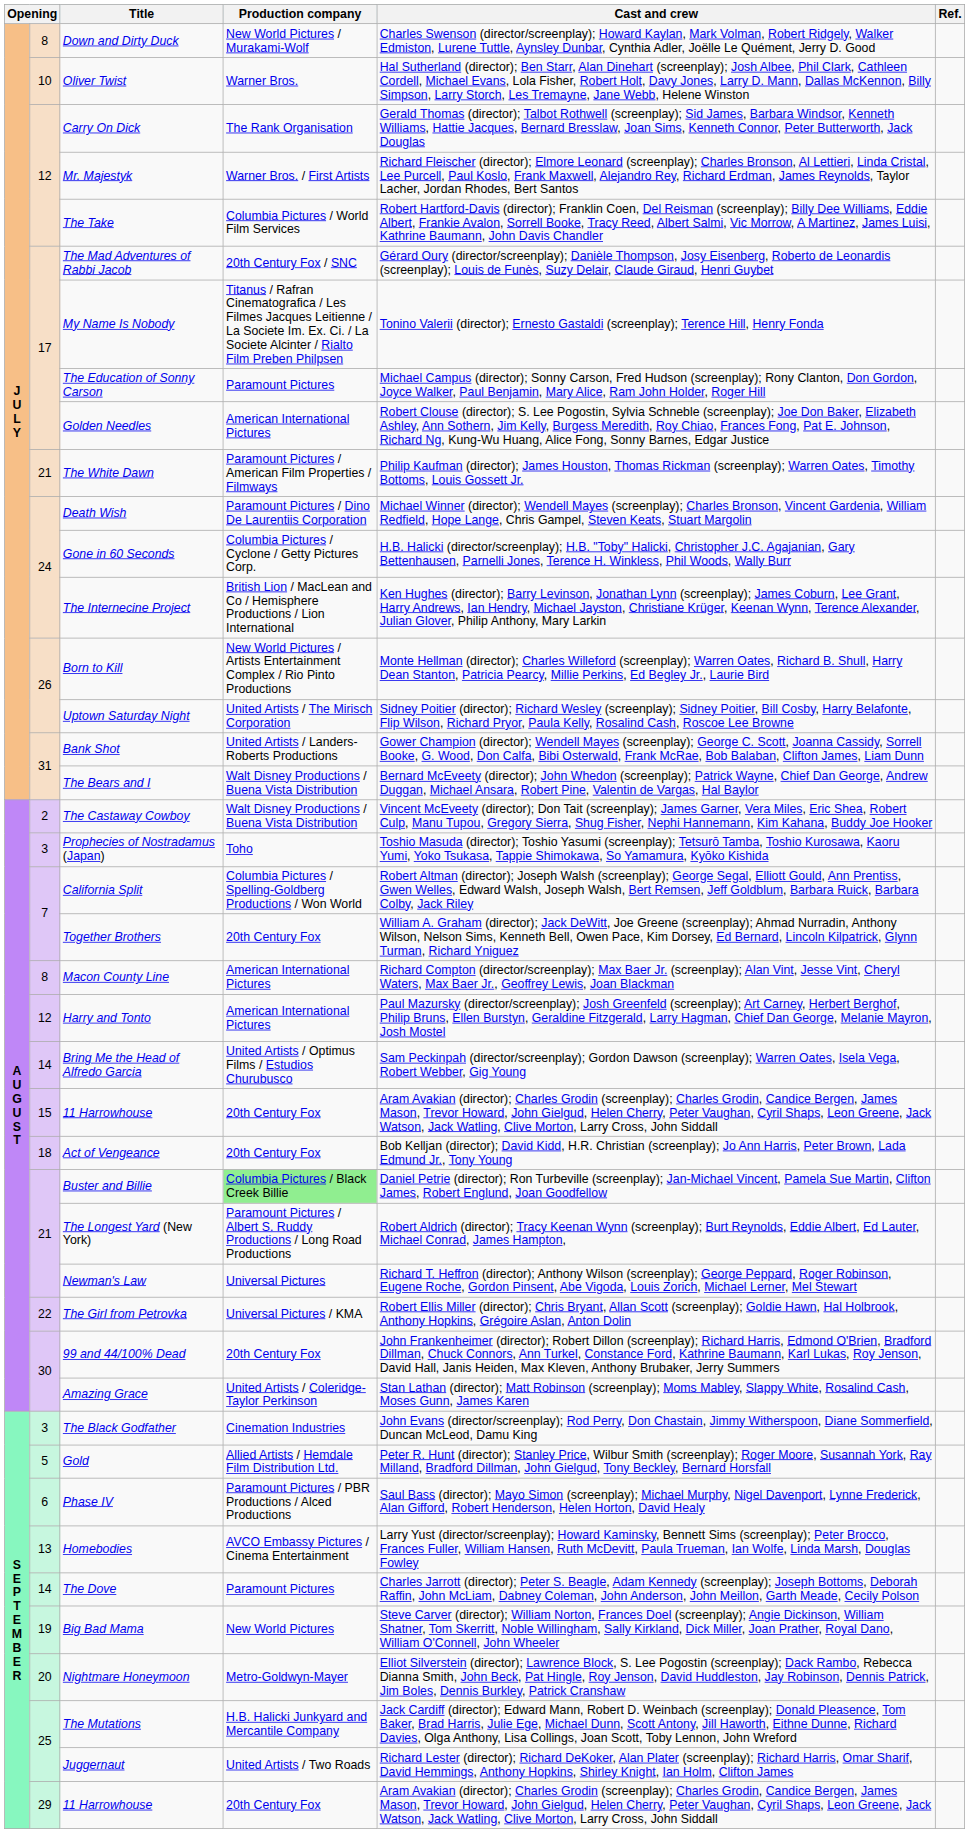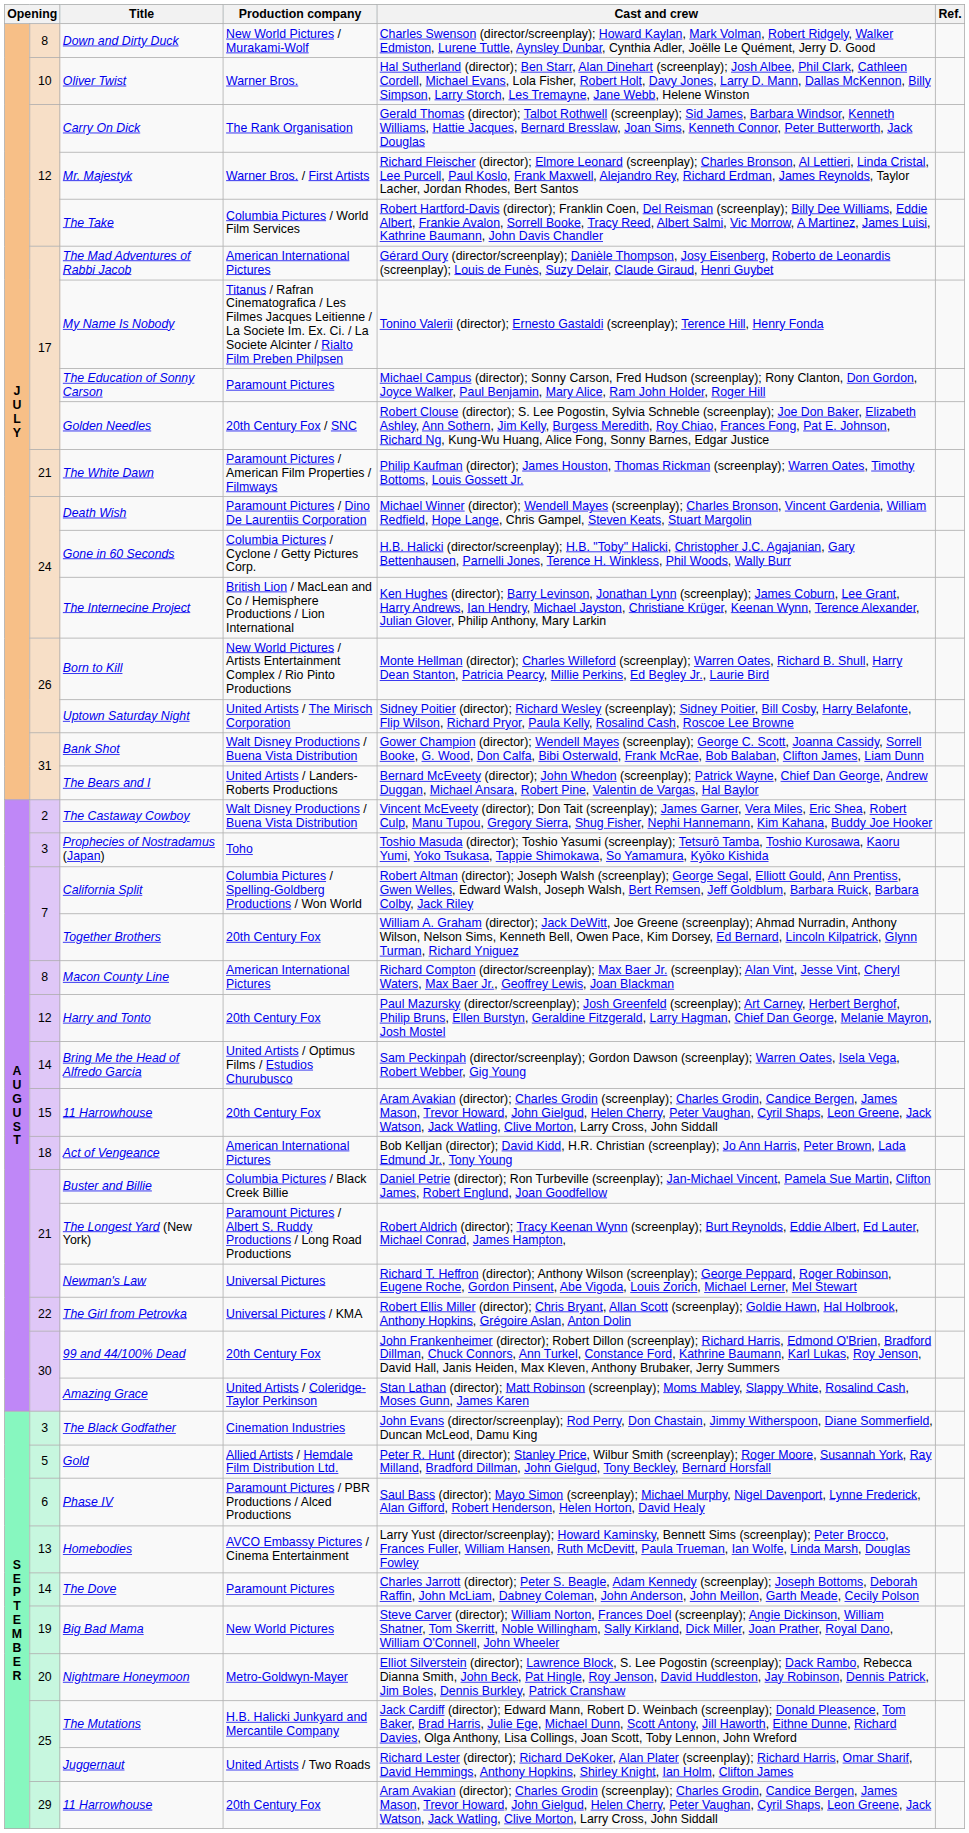(291, 263) 20th Century Fox / SNC -> (288, 263) American International Pictures
(288, 425) American International Pictures -> (291, 425) 20th Century Fox / SNC
(292, 749) United Artists / Landers-Roberts Productions -> (296, 749) Walt Disney Productions / Buena Vista Distribution
(296, 783) Walt Disney Productions / Buena Vista Distribution -> (292, 783) United Artists / Landers-Roberts Productions
(288, 1018) American International Pictures -> (273, 1018) 20th Century Fox
(273, 1152) 20th Century Fox -> (288, 1152) American International Pictures
(296, 1186) lightgreen background -> (296, 1186) no background
